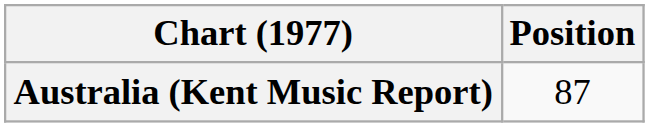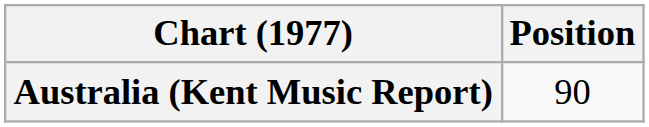(572, 91) 87 -> (572, 91) 90
